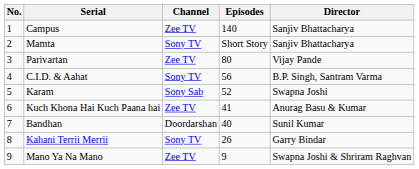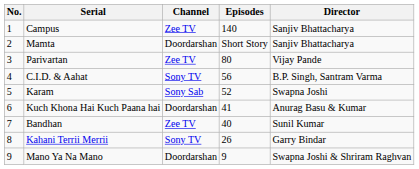(183, 44) Sony TV -> (191, 44) Doordarshan
(180, 108) Zee TV -> (191, 108) Doordarshan
(191, 124) Doordarshan -> (180, 124) Zee TV
(180, 156) Zee TV -> (191, 156) Doordarshan
